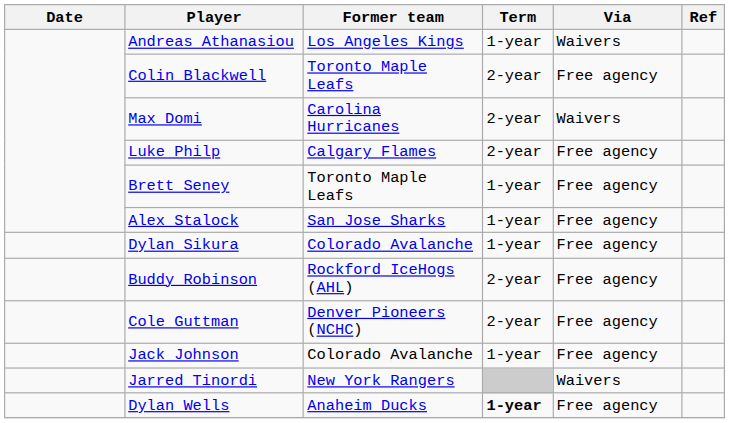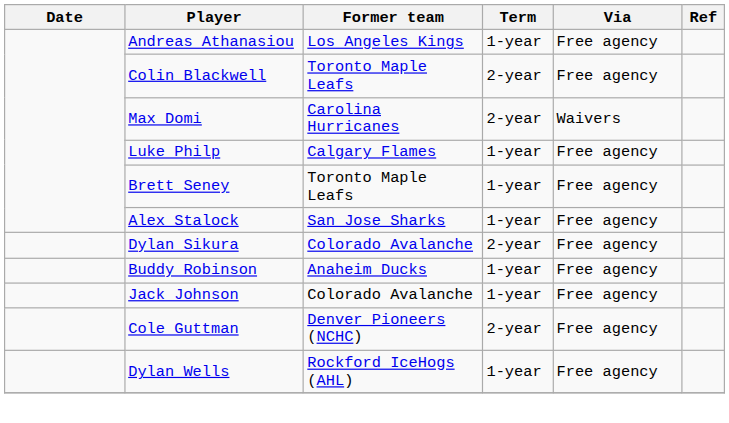(589, 42) Waivers -> (607, 42) Free agency
(514, 152) 2-year -> (514, 152) 1-year
(514, 245) 1-year -> (514, 245) 2-year
(381, 279) Rockford IceHogs (AHL) -> (367, 270) Anaheim Ducks
(514, 279) 2-year -> (514, 270) 1-year
rows swapped: (183, 356) <-> (183, 322)
- row: (193, 381)
(367, 406) Anaheim Ducks -> (381, 372) Rockford IceHogs (AHL)
(514, 406) bold -> (514, 372) normal
